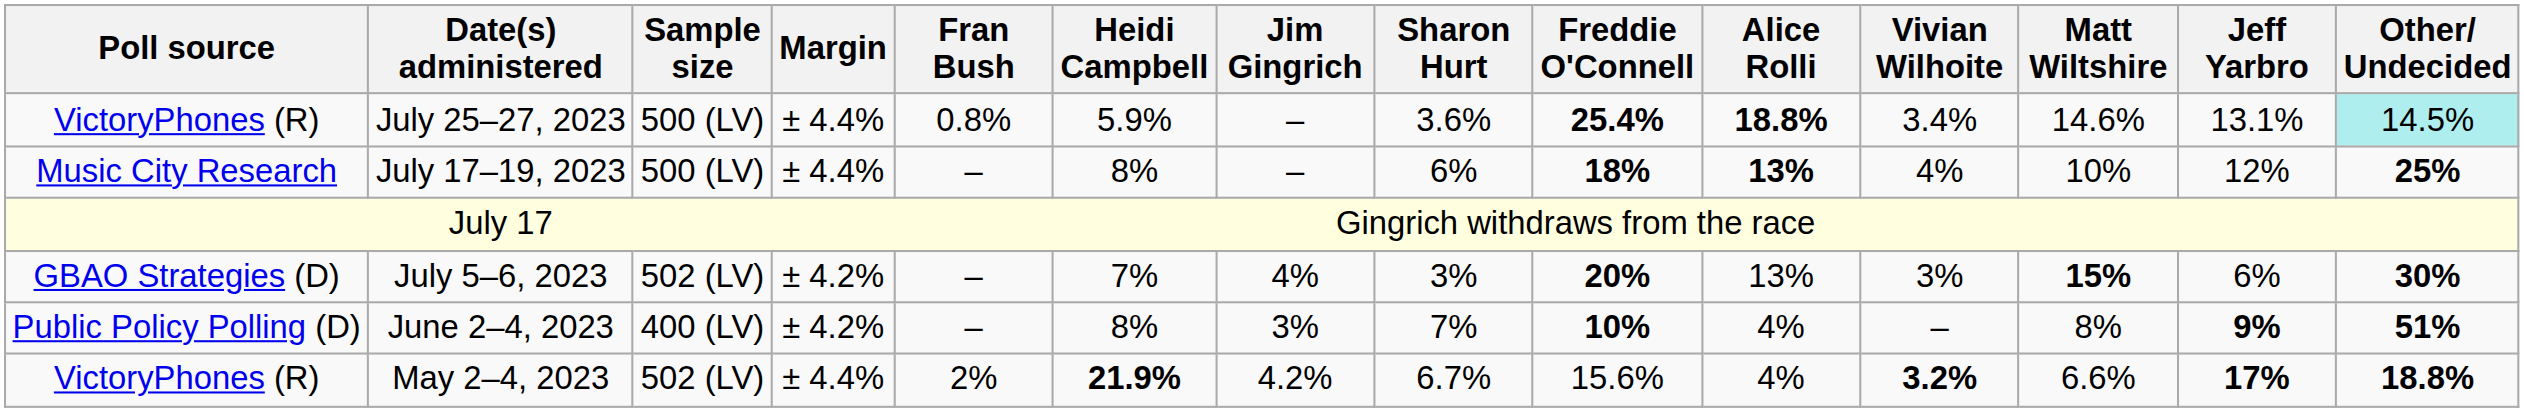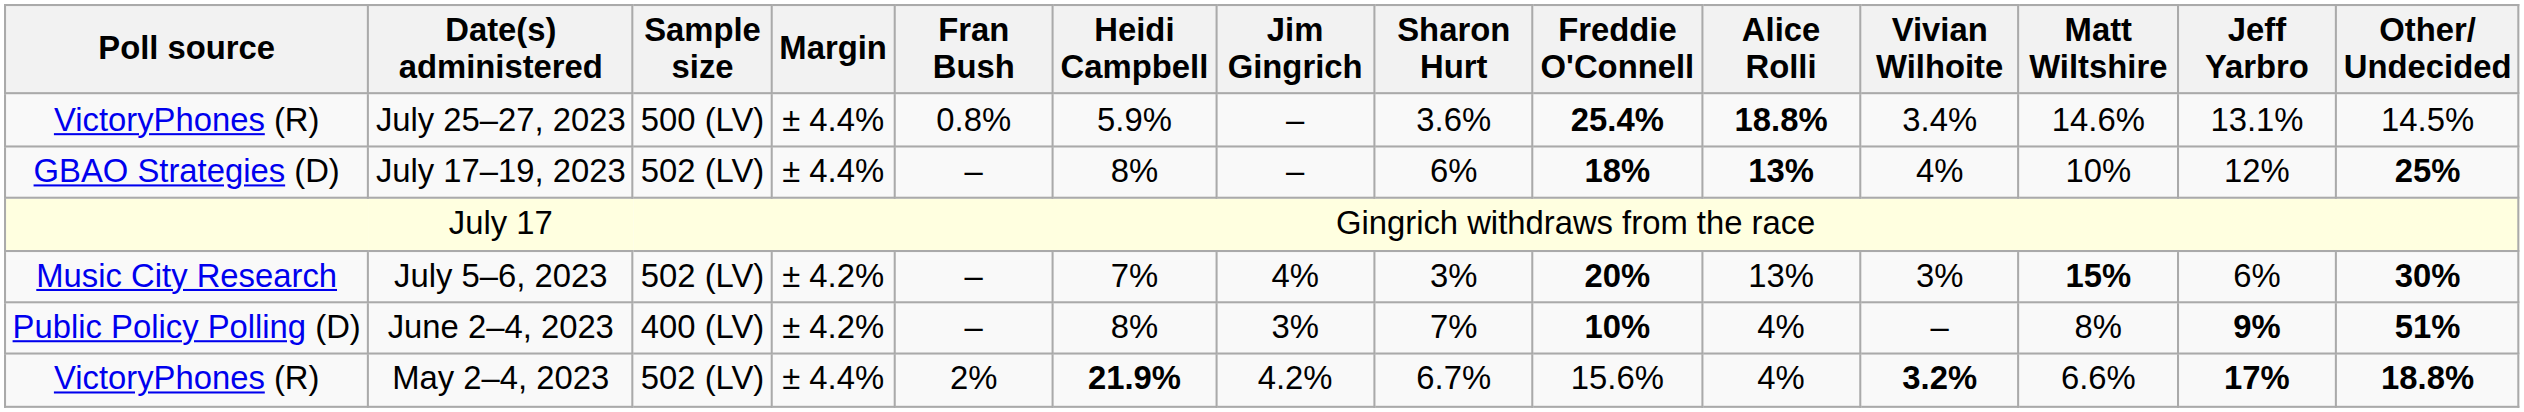(2428, 119) paleturquoise background -> (2428, 119) no background
(187, 171) Music City Research -> (187, 171) GBAO Strategies (D)
(703, 171) 500 (LV) -> (703, 171) 502 (LV)
(187, 275) GBAO Strategies (D) -> (187, 275) Music City Research
